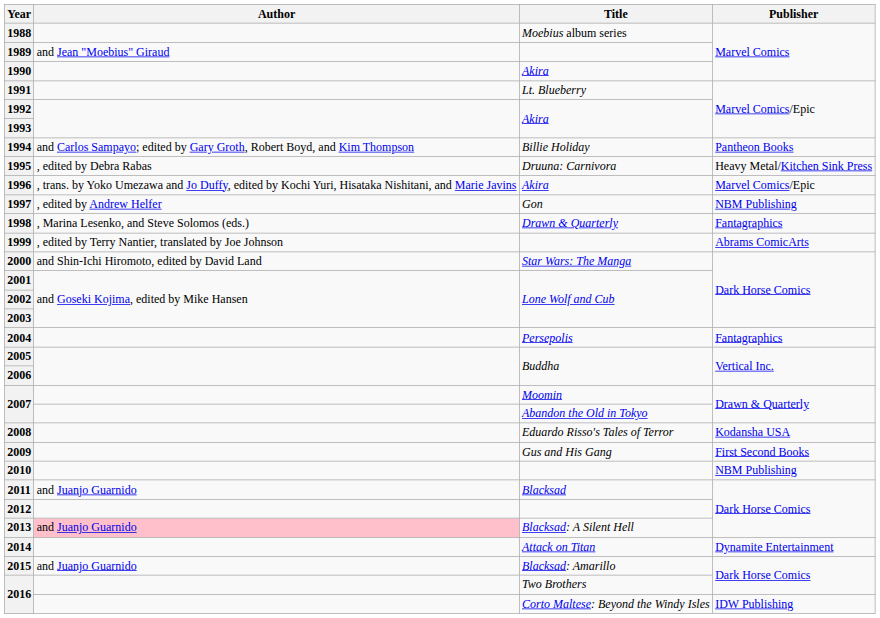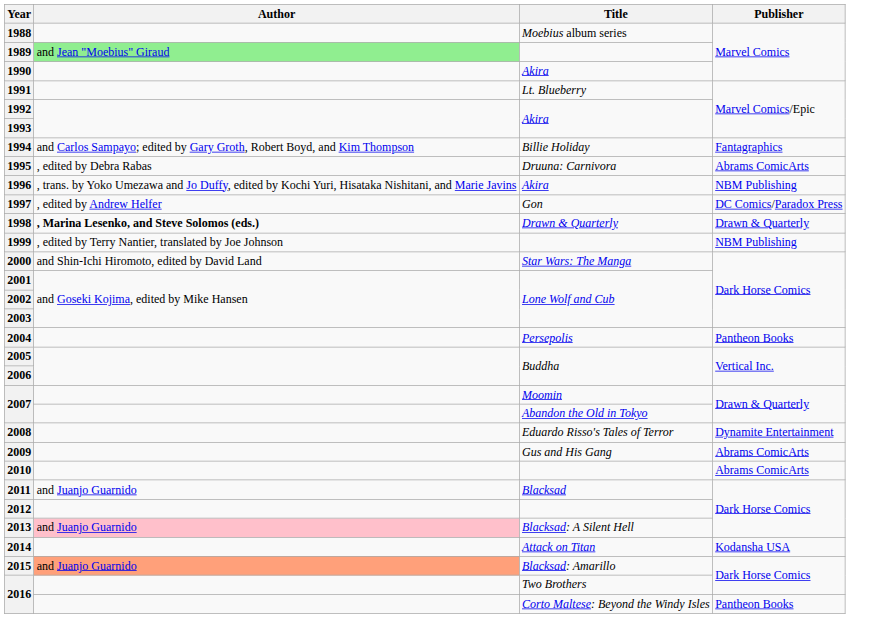(103, 52) no background -> (103, 52) lightgreen background
(754, 147) Pantheon Books -> (749, 147) Fantagraphics
(794, 166) Heavy Metal/Kitchen Sink Press -> (762, 166) Abrams ComicArts
(765, 185) Marvel Comics/Epic -> (756, 185) NBM Publishing
(756, 204) NBM Publishing -> (779, 204) DC Comics/Paradox Press
(143, 223) normal -> (148, 223) bold
(749, 223) Fantagraphics -> (762, 223) Drawn & Quarterly
(762, 242) Abrams ComicArts -> (756, 242) NBM Publishing
(749, 337) Fantagraphics -> (754, 337) Pantheon Books
(753, 432) Kodansha USA -> (774, 432) Dynamite Entertainment
(762, 451) First Second Books -> (762, 451) Abrams ComicArts
(756, 470) NBM Publishing -> (762, 470) Abrams ComicArts
(774, 546) Dynamite Entertainment -> (753, 546) Kodansha USA
(87, 565) no background -> (87, 565) lightsalmon background
(754, 603) IDW Publishing -> (754, 603) Pantheon Books
